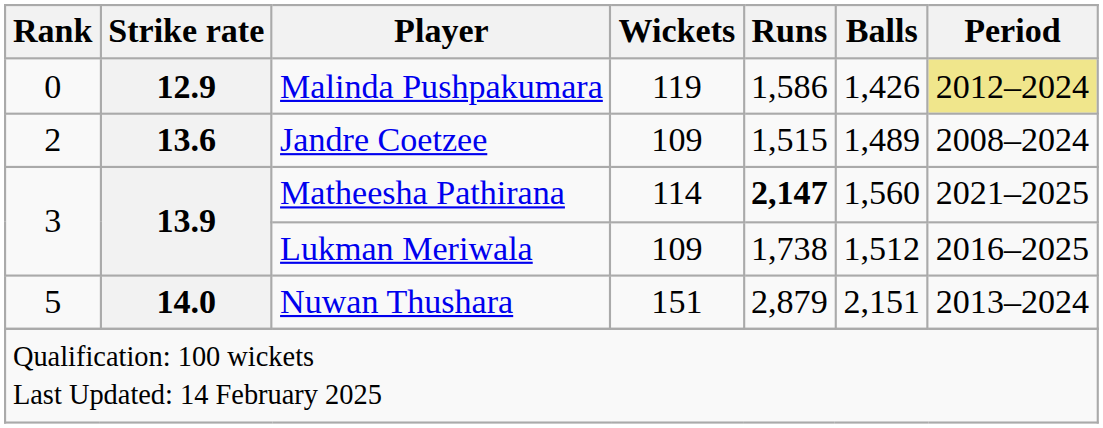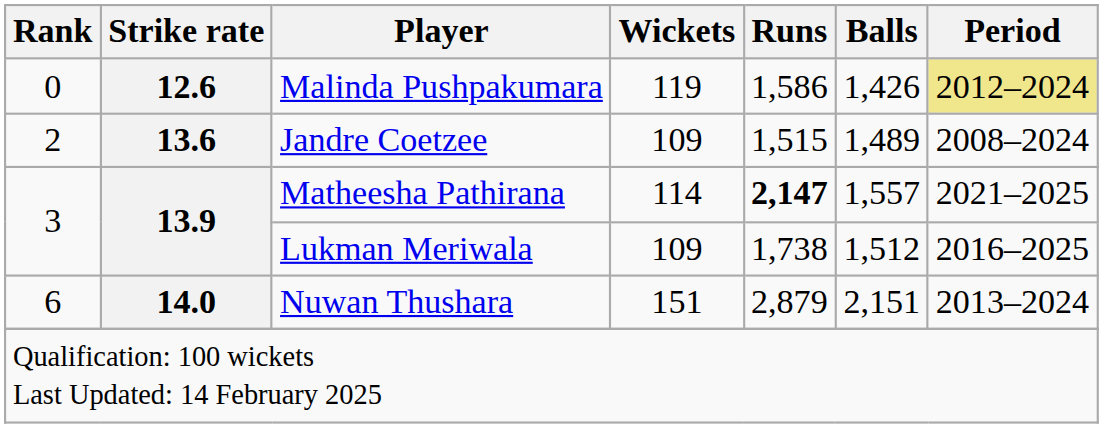(186, 85) 12.9 -> (186, 85) 12.6
(882, 193) 1,560 -> (882, 193) 1,557
(53, 301) 5 -> (53, 301) 6
